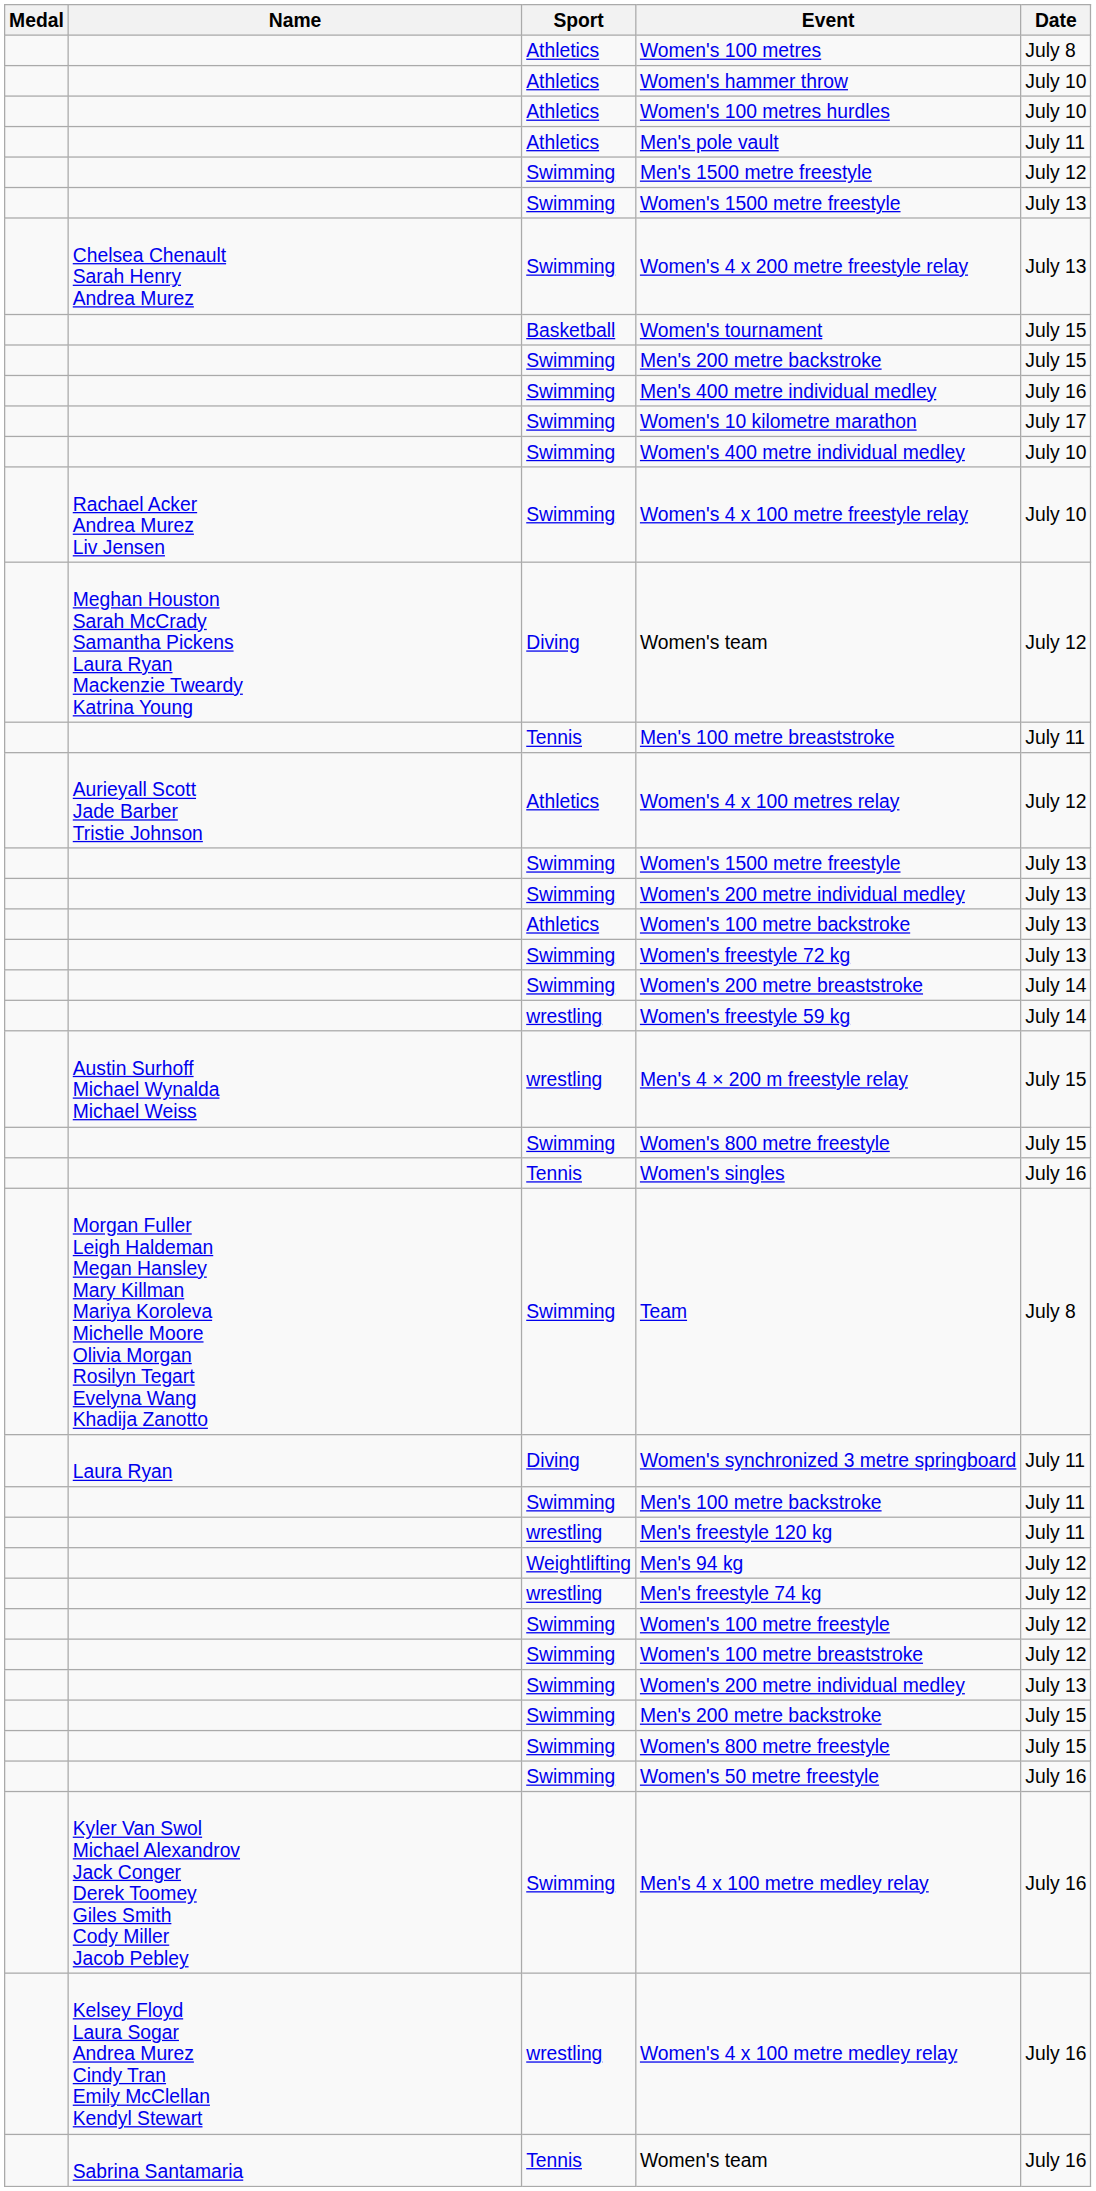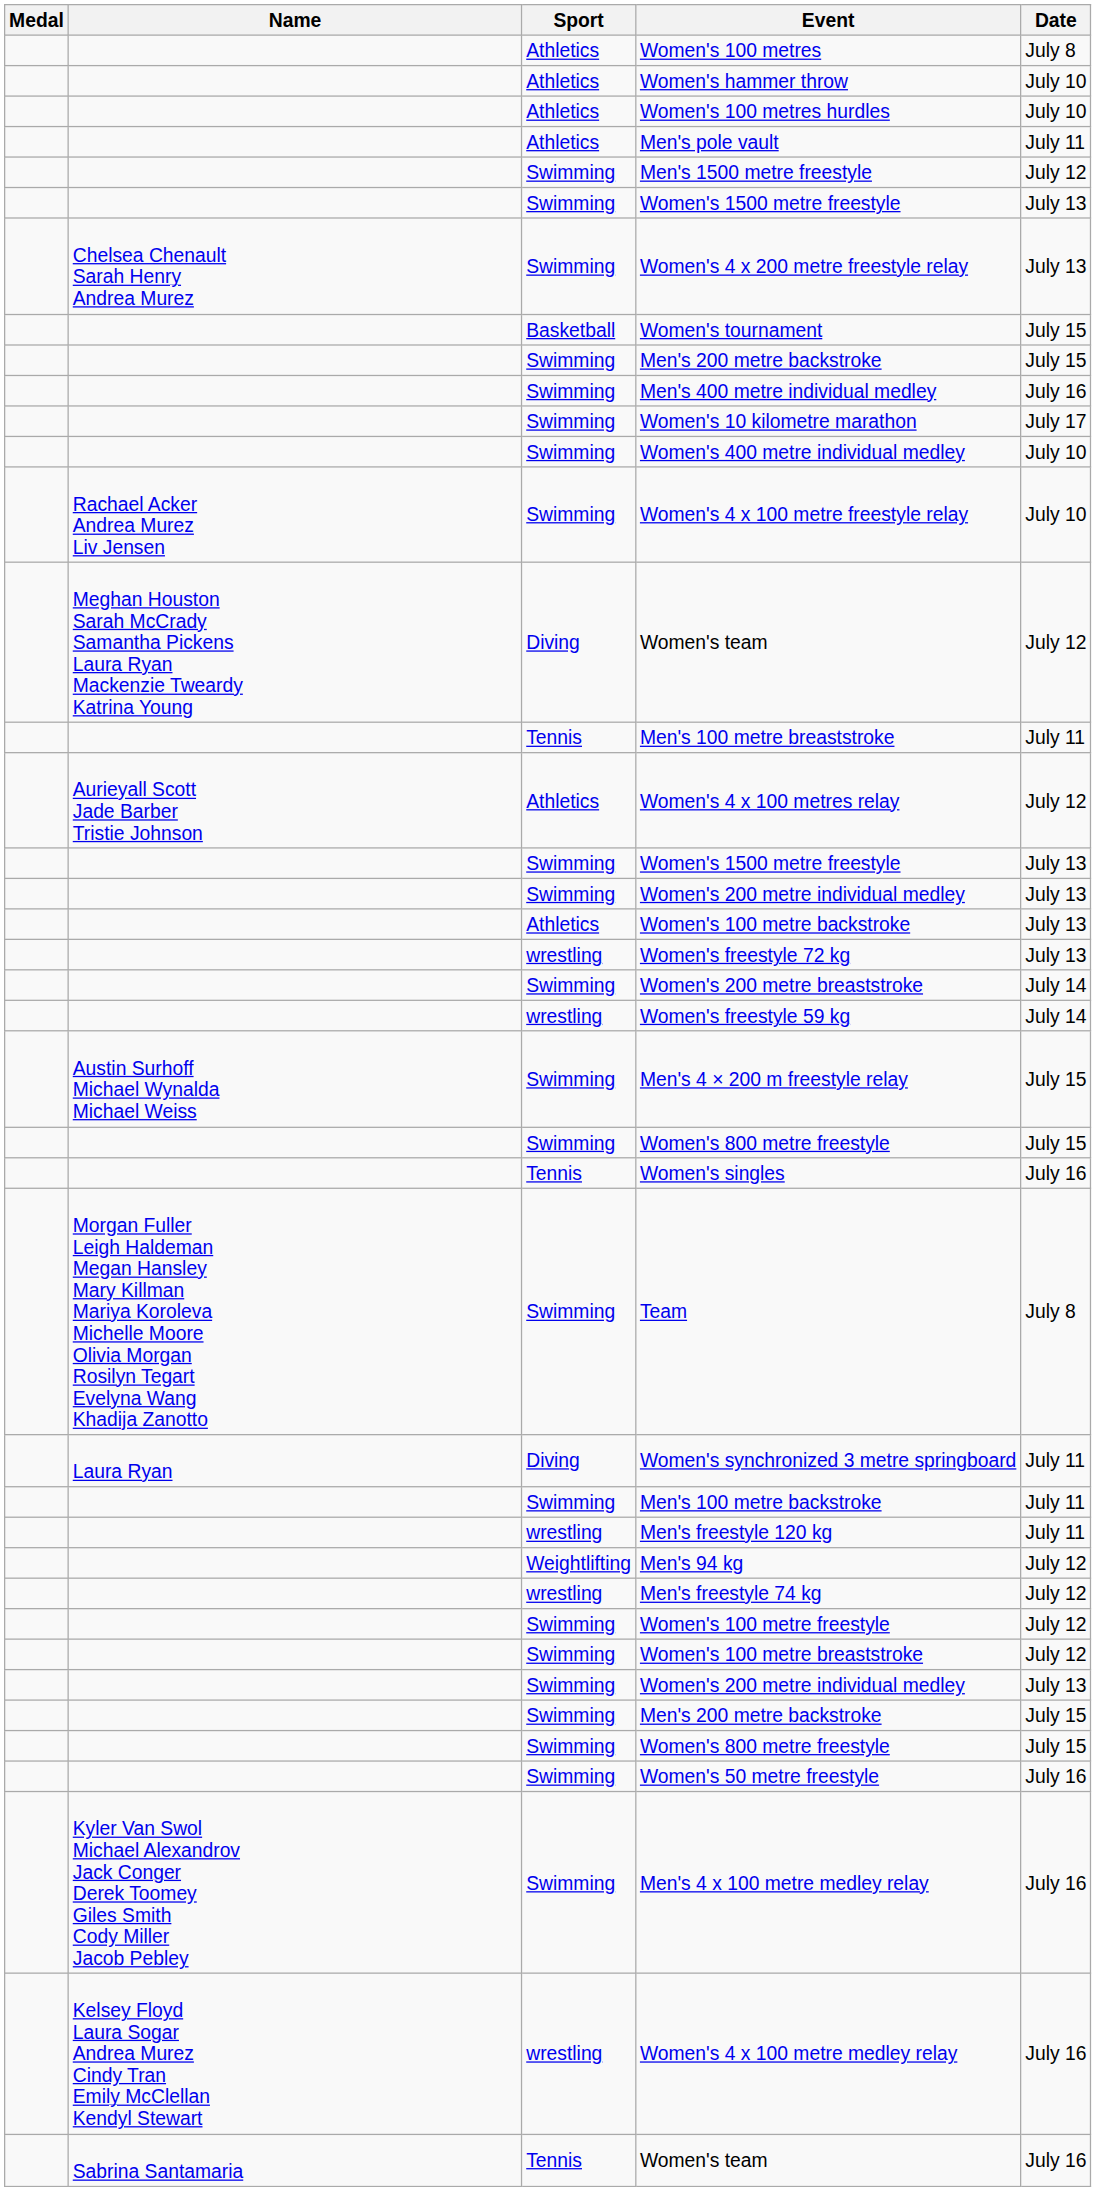(571, 955) Swimming -> (564, 955) wrestling
(564, 1079) wrestling -> (571, 1079) Swimming
